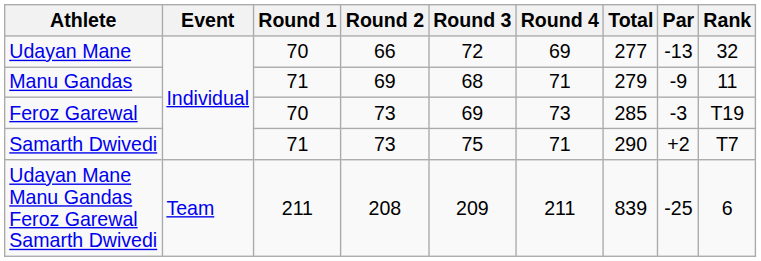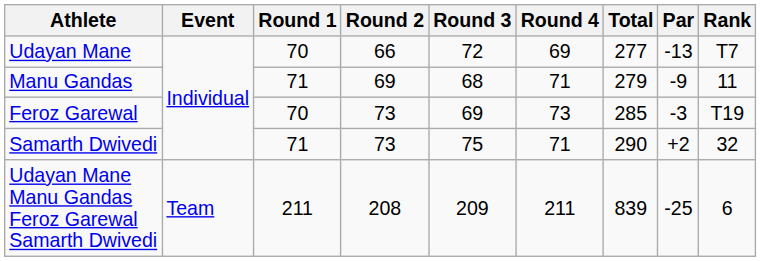(727, 51) 32 -> (727, 51) T7
(727, 144) T7 -> (727, 144) 32
